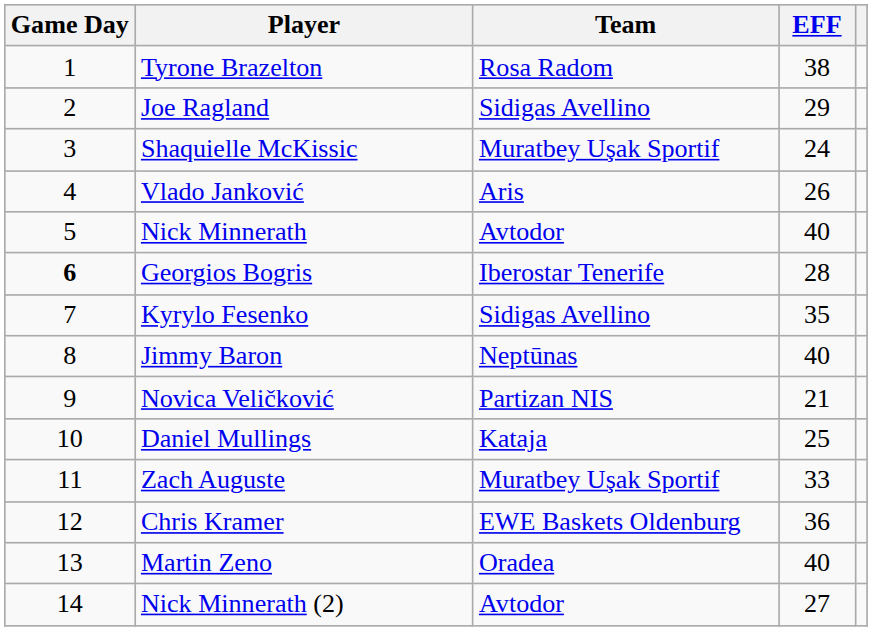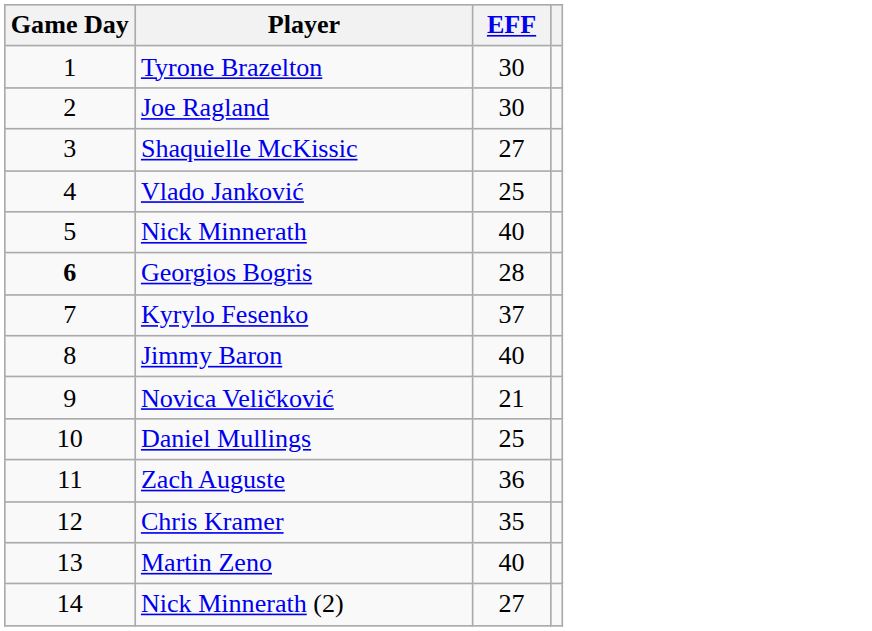- column: (626, 25)
(817, 66) 38 -> (512, 66) 30
(817, 107) 29 -> (512, 107) 30
(817, 149) 24 -> (512, 149) 27
(817, 190) 26 -> (512, 190) 25
(817, 314) 35 -> (512, 314) 37
(817, 480) 33 -> (512, 480) 36
(817, 521) 36 -> (512, 521) 35
